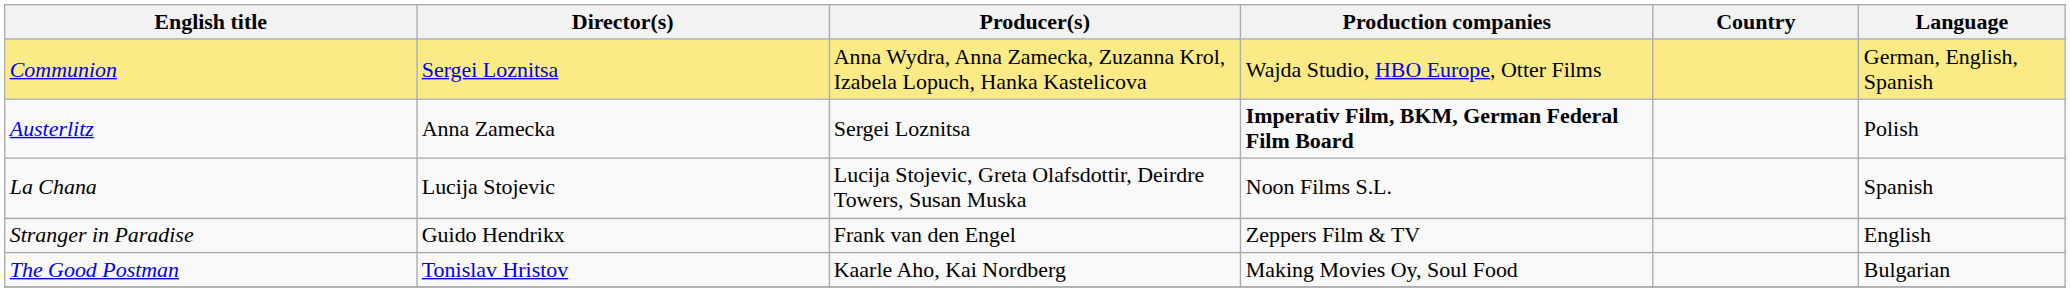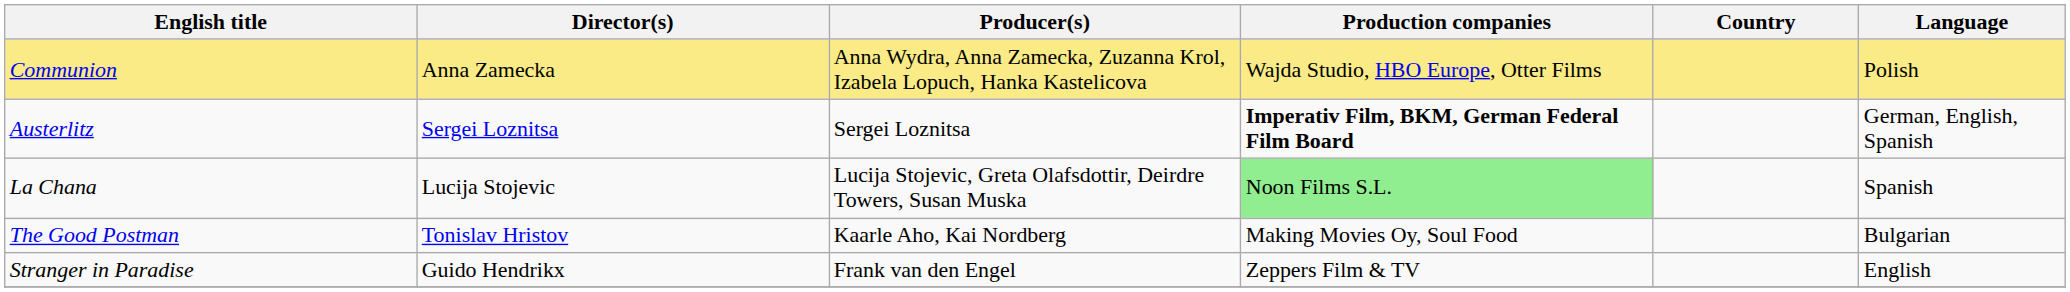(490, 68) Sergei Loznitsa -> (488, 68) Anna Zamecka
(1941, 68) German, English, Spanish -> (1891, 68) Polish
(488, 128) Anna Zamecka -> (490, 128) Sergei Loznitsa
(1891, 128) Polish -> (1941, 128) German, English, Spanish
(1319, 187) no background -> (1319, 187) lightgreen background
rows swapped: (102, 234) <-> (94, 269)
